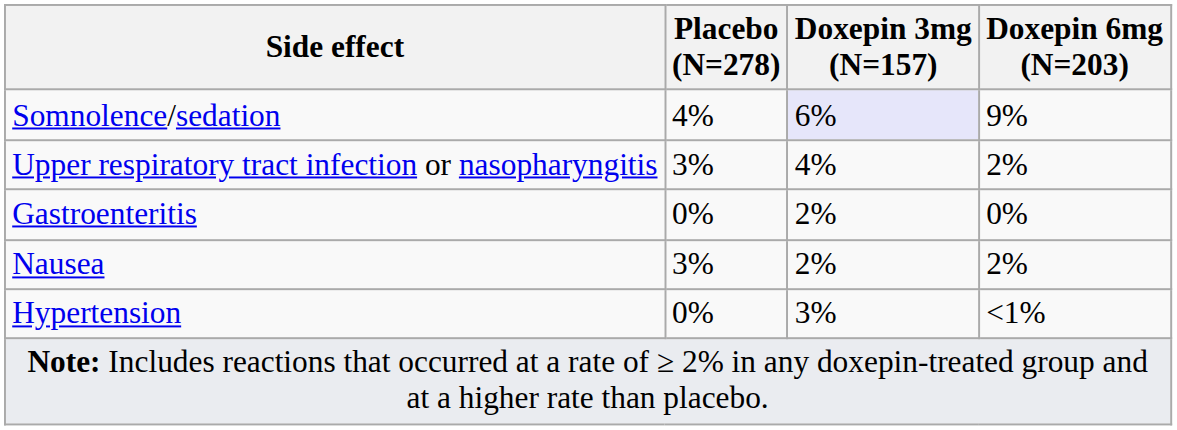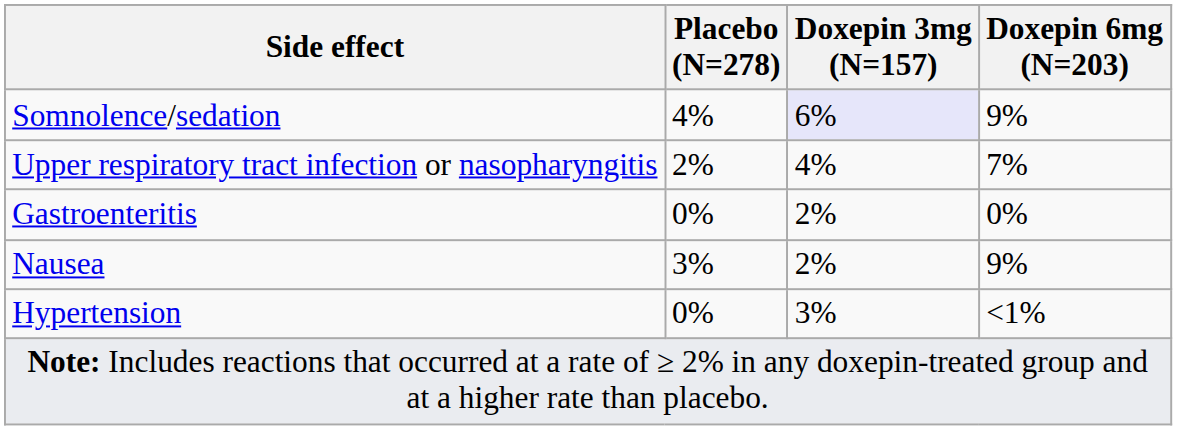(693, 164) 3% -> (693, 164) 2%
(1007, 164) 2% -> (1007, 164) 7%
(1007, 263) 2% -> (1007, 263) 9%
